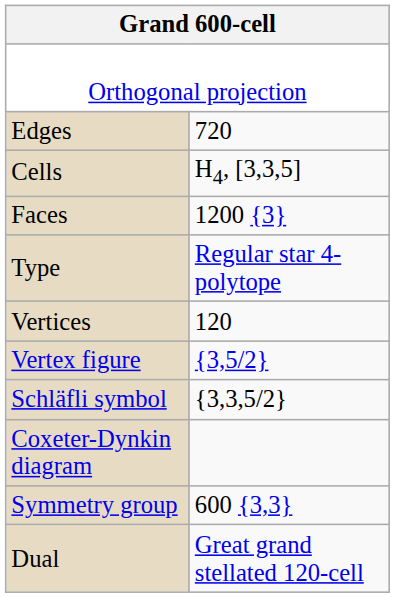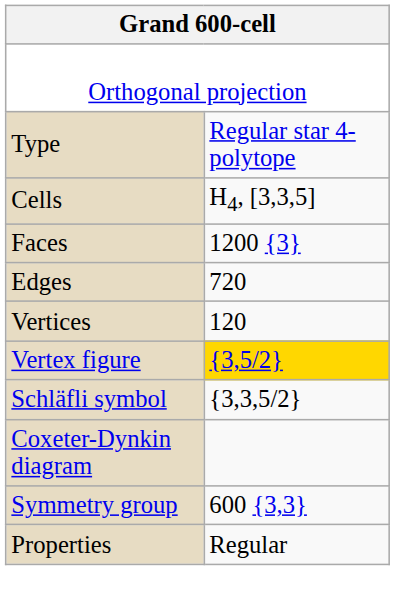rows swapped: (36, 268) <-> (41, 130)
(232, 360) no background -> (246, 360) gold background
- row: (35, 557)
+ row: (61, 544)
